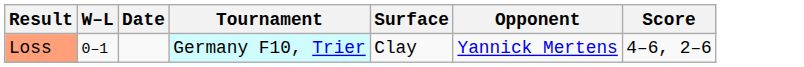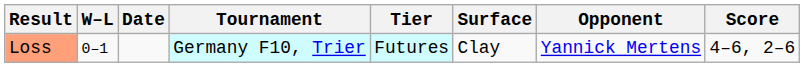+ column: (412, 19)
